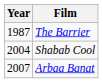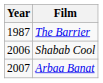(19, 50) 2004 -> (19, 50) 2006
